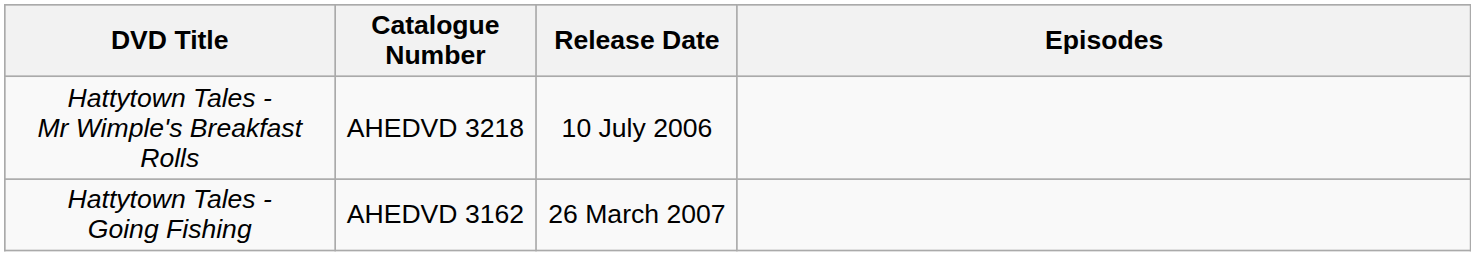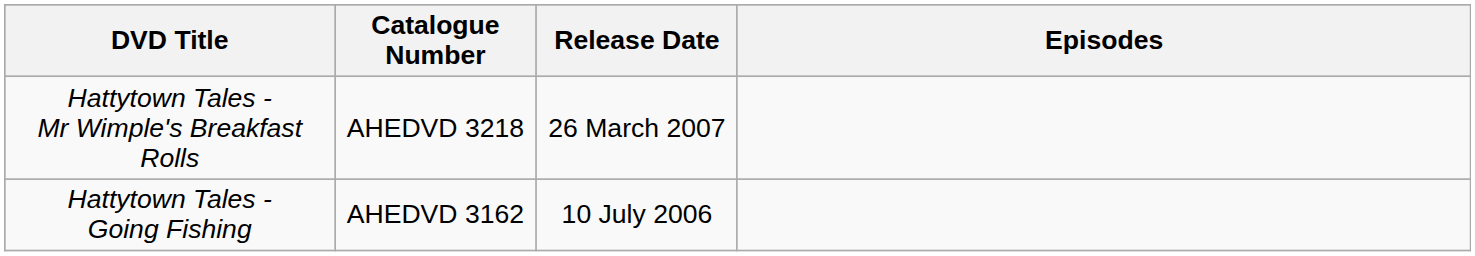(637, 127) 10 July 2006 -> (637, 127) 26 March 2007
(637, 214) 26 March 2007 -> (637, 214) 10 July 2006
